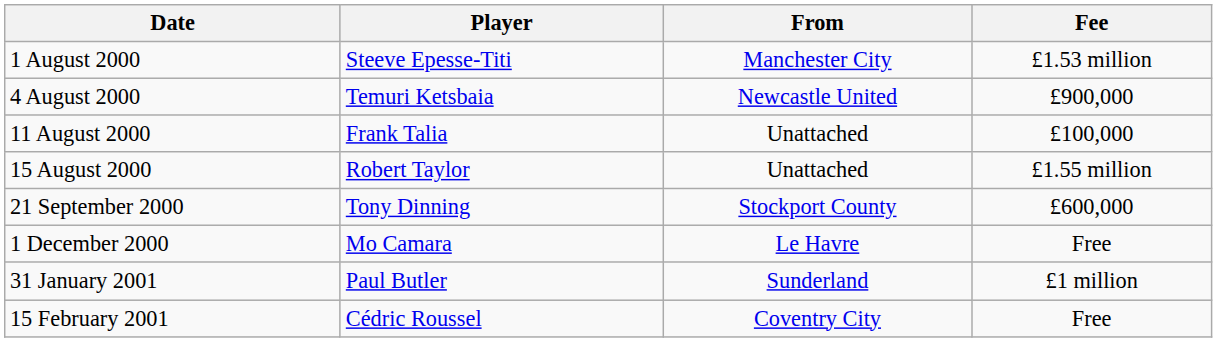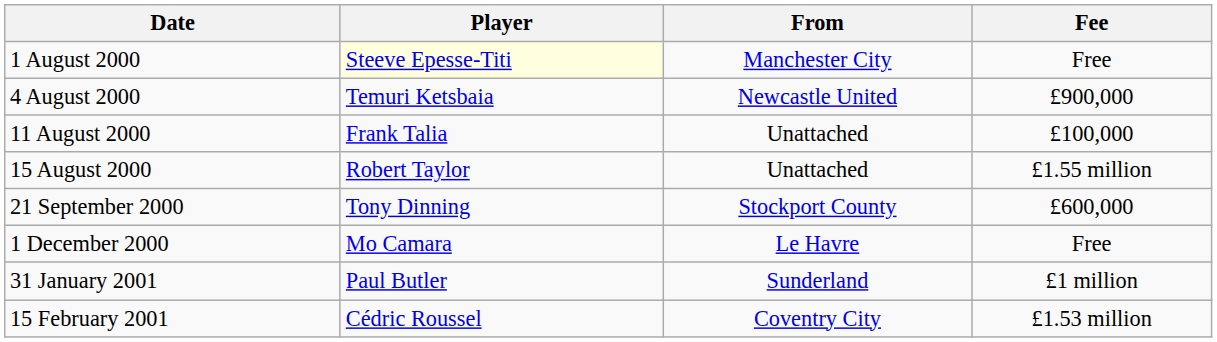(429, 59) no background -> (429, 59) lightyellow background
(1092, 59) £1.53 million -> (1092, 59) Free
(1092, 317) Free -> (1092, 317) £1.53 million
